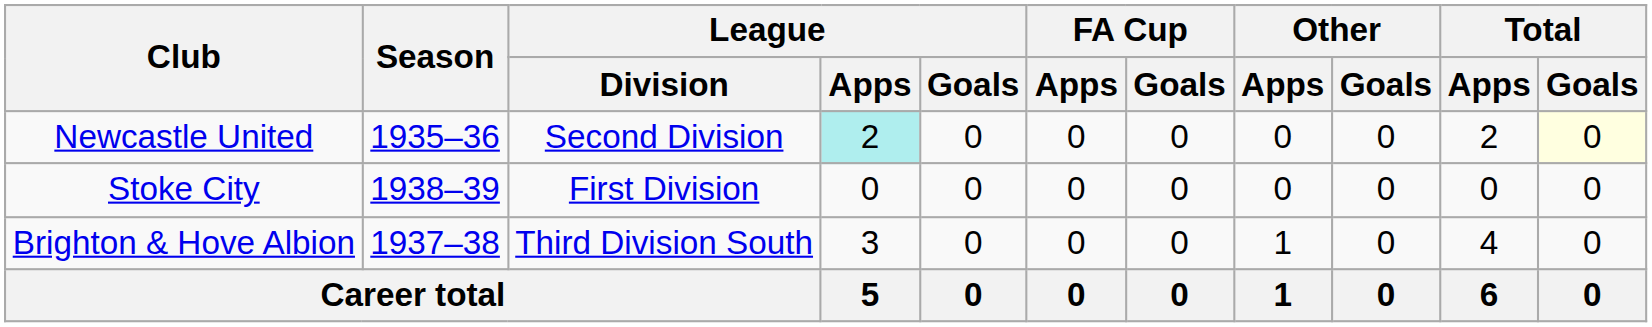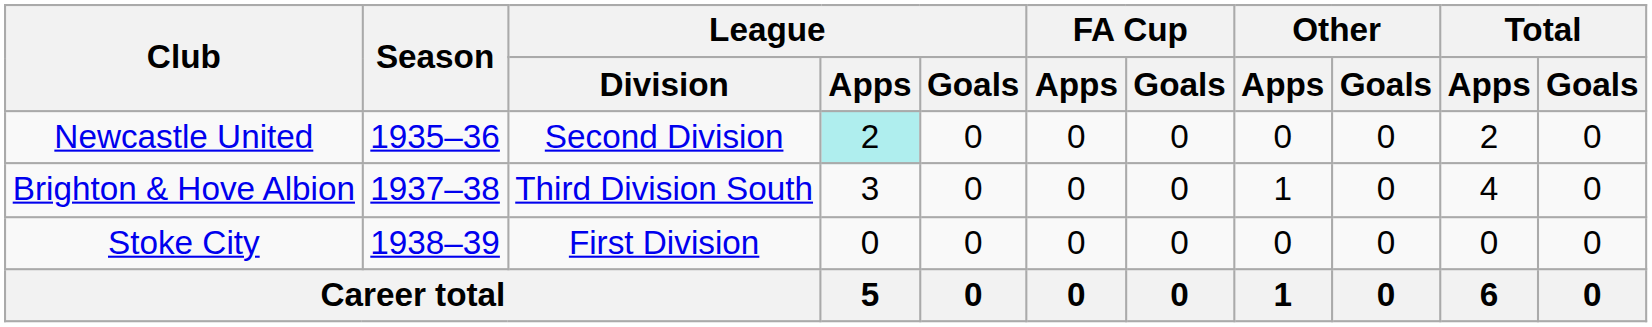(1592, 136) lightyellow background -> (1592, 136) no background
rows swapped: (184, 242) <-> (184, 189)
